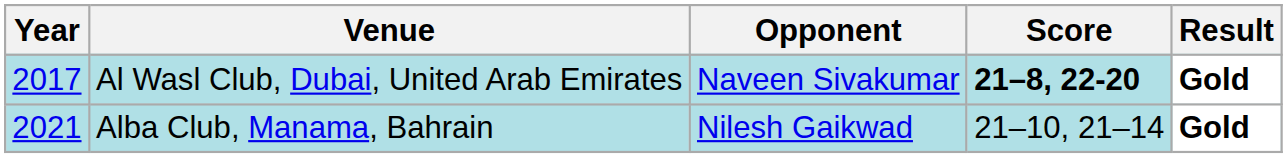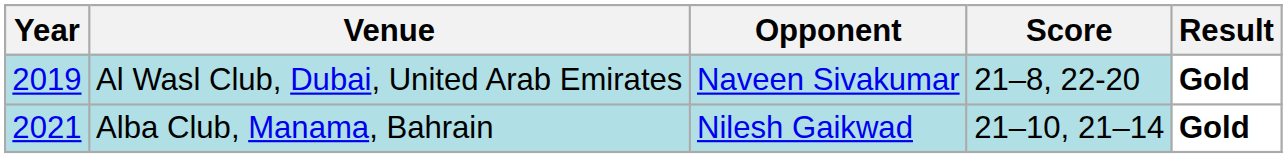(47, 79) 2017 -> (47, 79) 2019
(1057, 79) bold -> (1057, 79) normal
